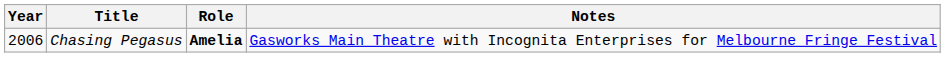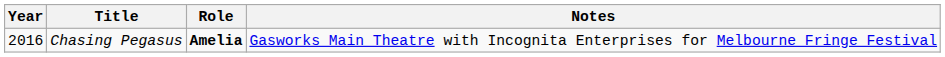(26, 40) 2006 -> (26, 40) 2016
